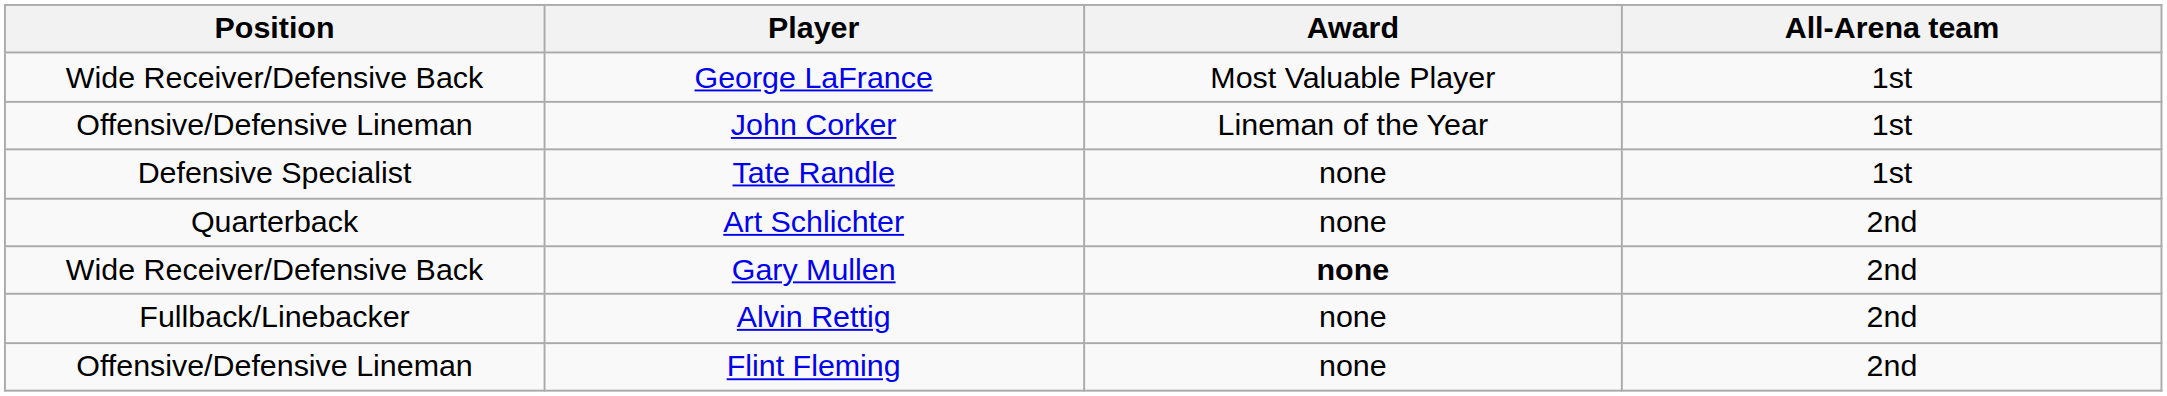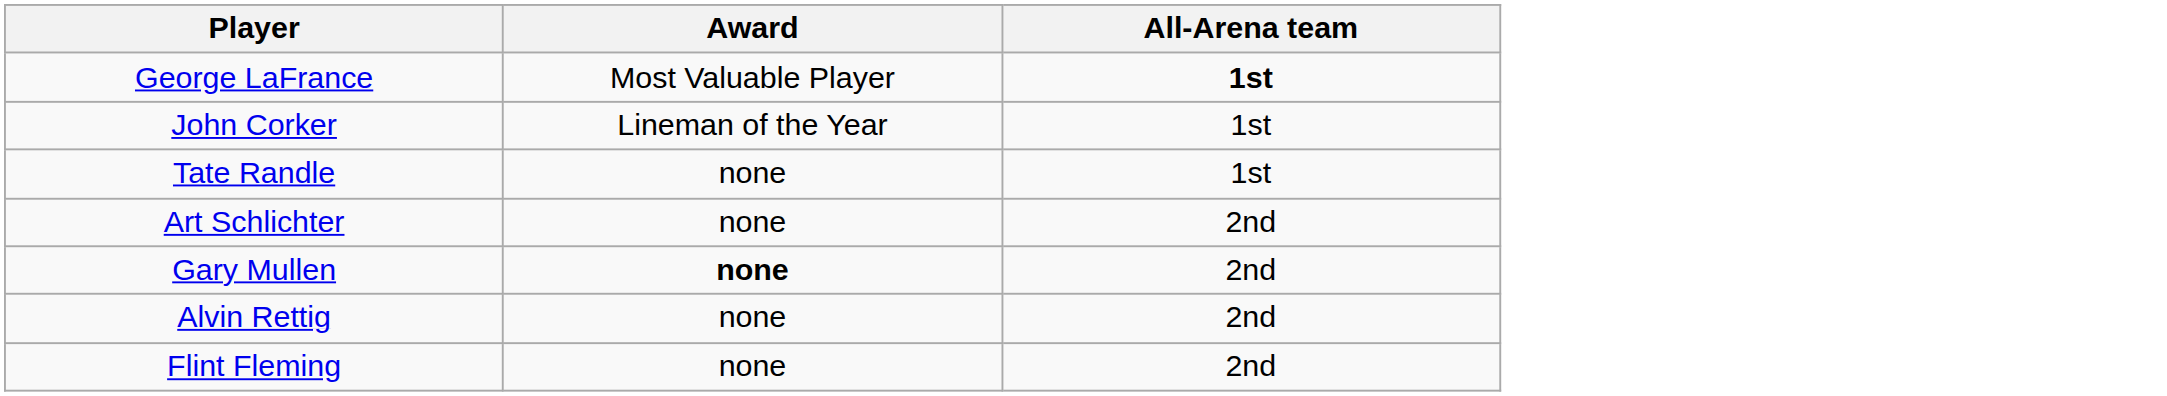- column: (275, 28)
(1892, 76) normal -> (1251, 76) bold
